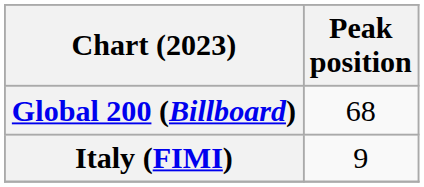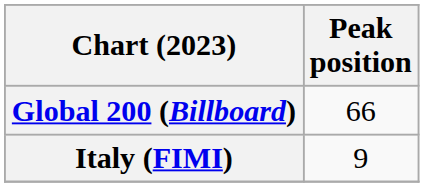(361, 109) 68 -> (361, 109) 66
